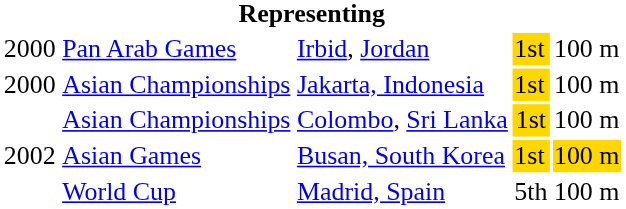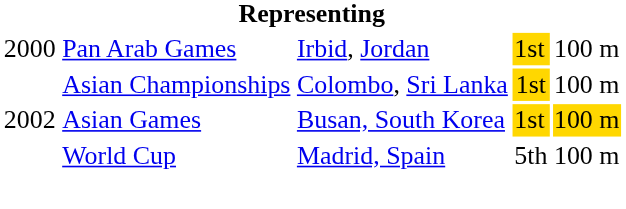- row: (390, 84)
